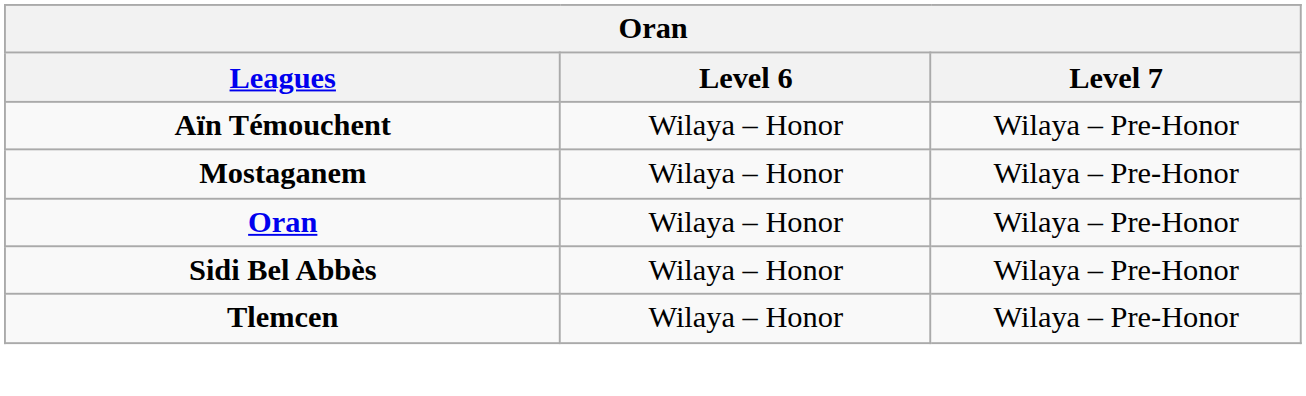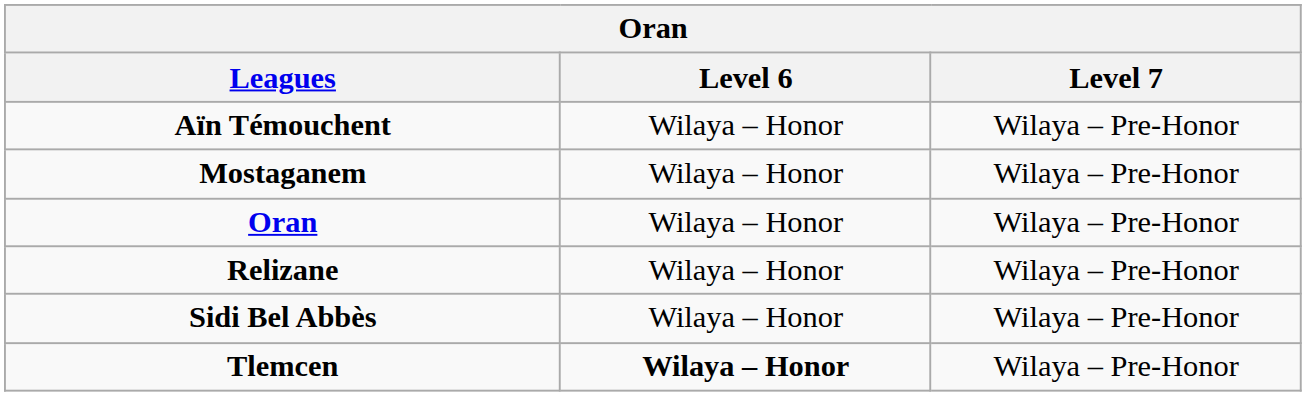+ row: (283, 269)
(746, 317) normal -> (746, 366) bold
